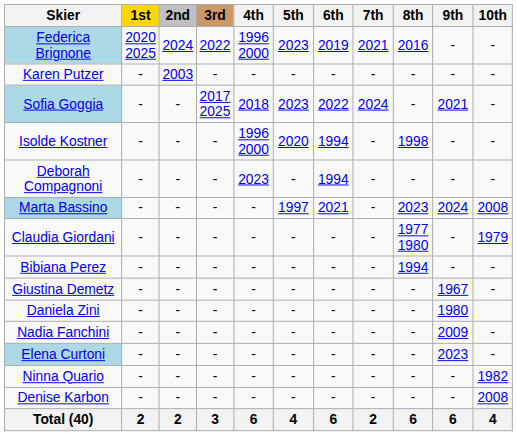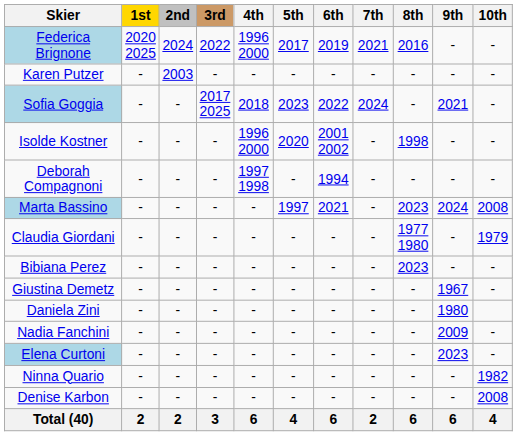(293, 45) 2023 -> (293, 45) 2017
(333, 142) 1994 -> (333, 142) 2001 2002
(254, 179) 2023 -> (254, 179) 1997 1998
(413, 267) 1994 -> (413, 267) 2023
